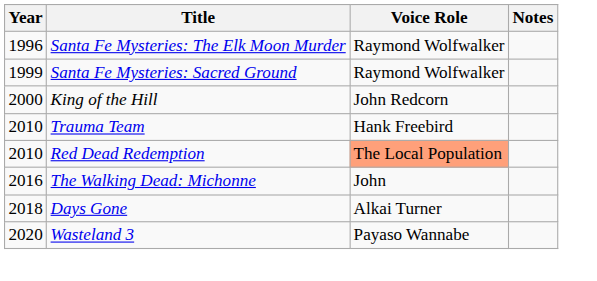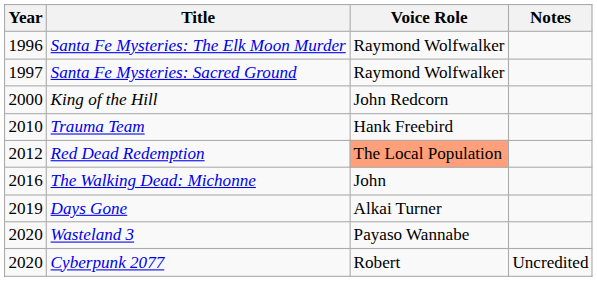(26, 72) 1999 -> (26, 72) 1997
(26, 153) 2010 -> (26, 153) 2012
(26, 208) 2018 -> (26, 208) 2019
+ row: (107, 262)
